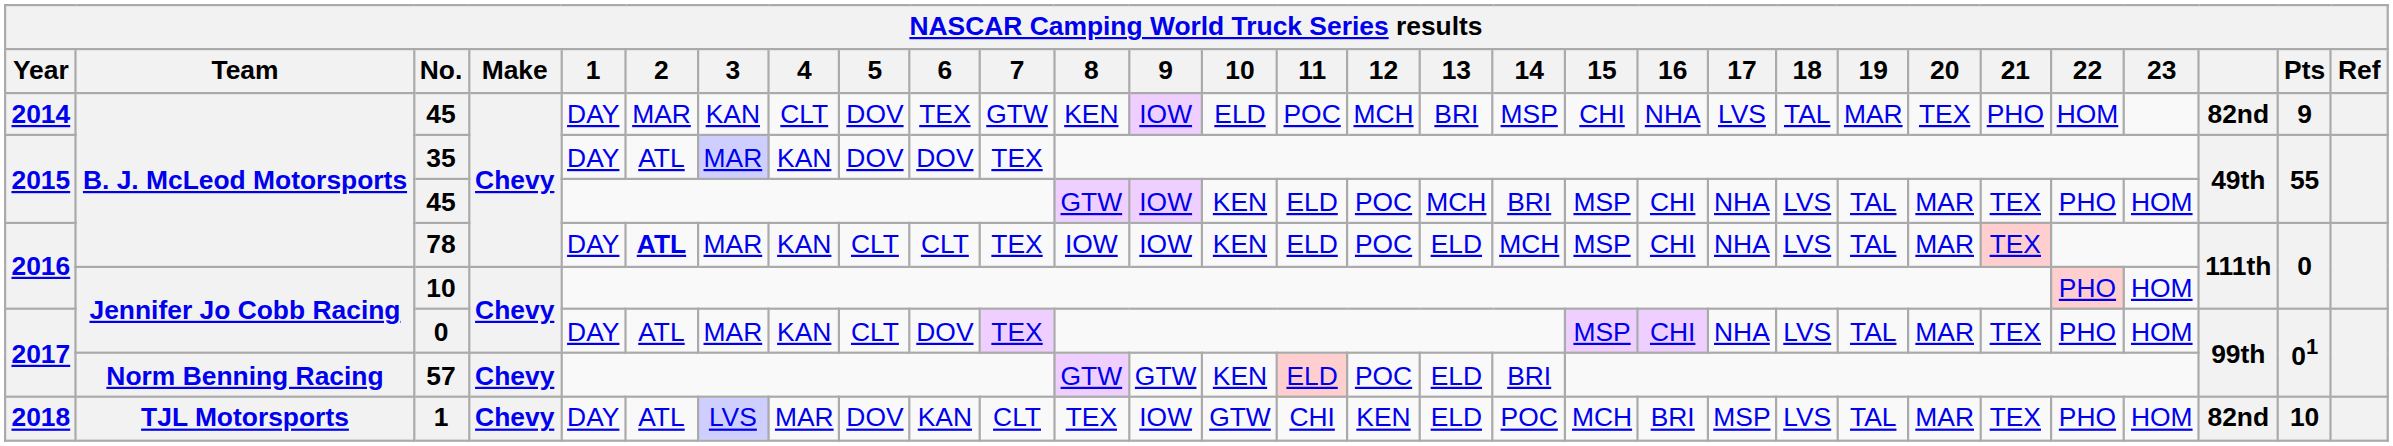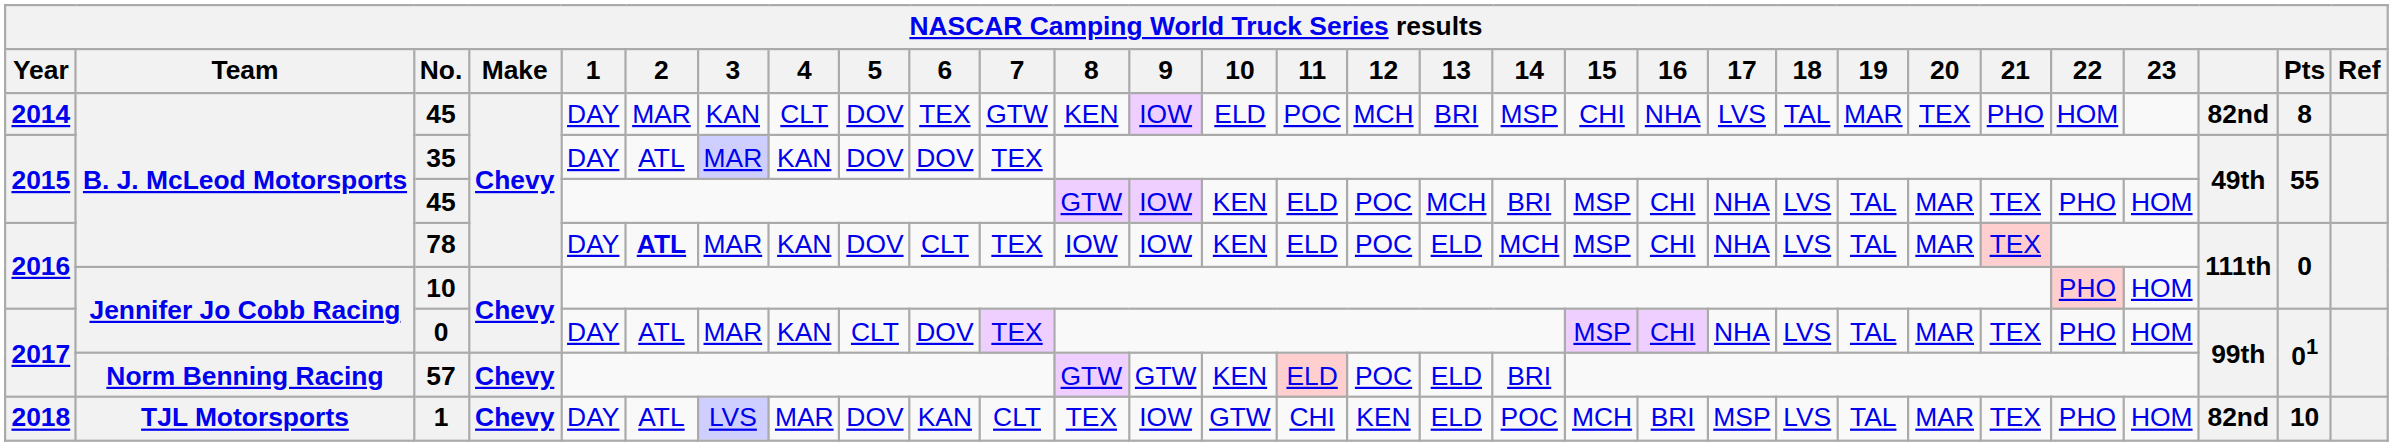(2305, 114) 9 -> (2305, 114) 8
(875, 244) CLT -> (875, 244) DOV
